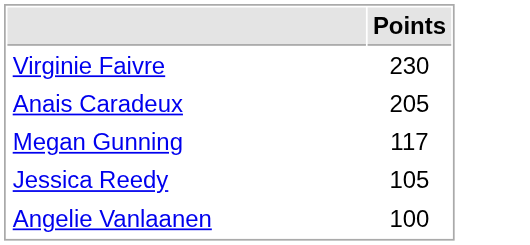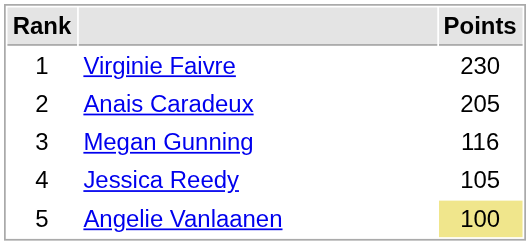+ column: (42, 26)
(409, 142) 117 -> (480, 142) 116
(409, 219) no background -> (480, 219) khaki background
